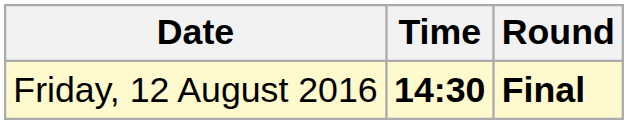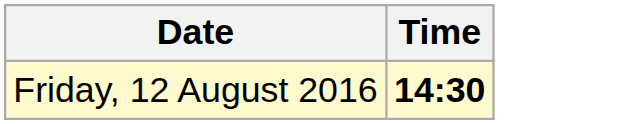- column: (558, 32)
